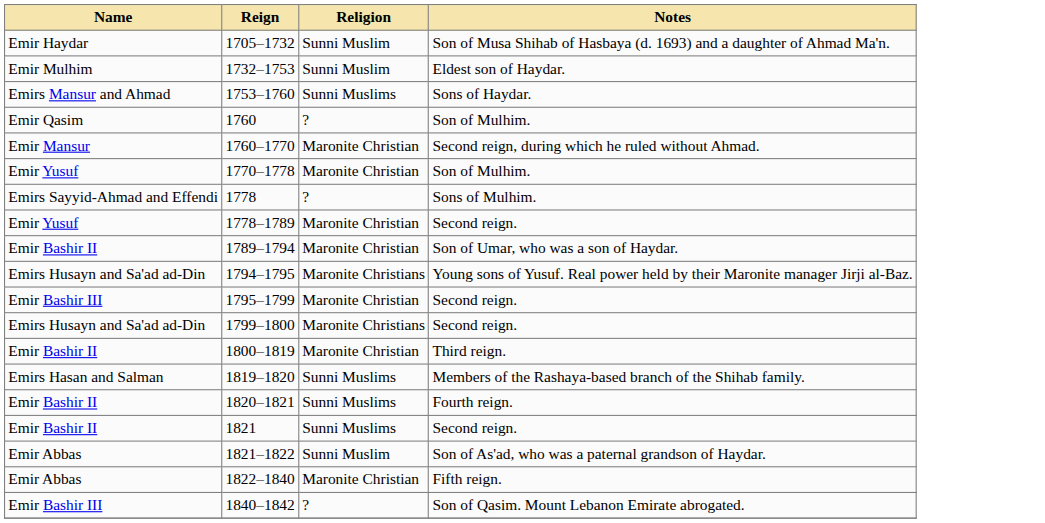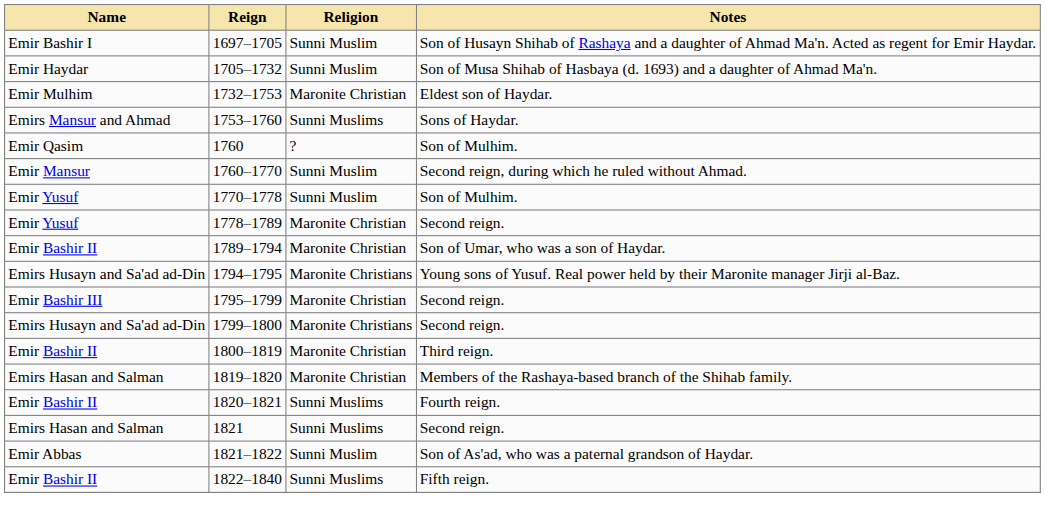+ row: (247, 43)
(346, 68) Sunni Muslim -> (348, 94) Maronite Christian
(361, 145) Maronite Christian -> (333, 171) Sunni Muslim
(361, 171) Maronite Christian -> (333, 197) Sunni Muslim
- row: (241, 197)
(349, 376) Sunni Muslims -> (348, 376) Maronite Christian
(53, 428) Emir Bashir II -> (86, 428) Emirs Hasan and Salman
(45, 479) Emir Abbas -> (53, 479) Emir Bashir II
(361, 479) Maronite Christian -> (336, 479) Sunni Muslims
- row: (260, 505)
